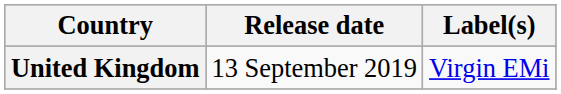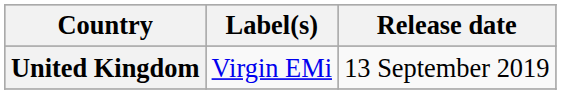columns swapped: (314, 25) <-> (489, 25)
